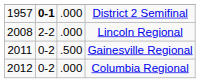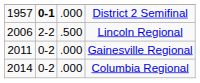(20, 31) 2008 -> (20, 31) 2006
(71, 31) .000 -> (71, 31) .500
(71, 50) .500 -> (71, 50) .000
(20, 68) 2012 -> (20, 68) 2014
